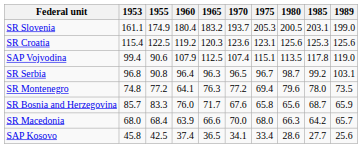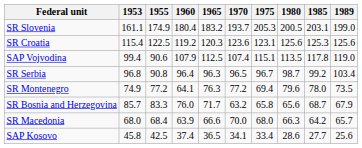(344, 74) 103.1 -> (344, 74) 103.4
(132, 89) 74.8 -> (132, 89) 74.9
(238, 105) 67.6 -> (238, 105) 63.2
(344, 105) 65.9 -> (344, 105) 67.9
